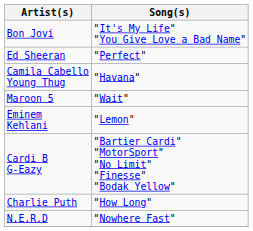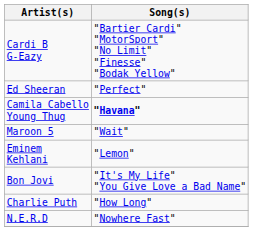rows swapped: (27, 164) <-> (30, 34)
(117, 77) normal -> (117, 111) bold
